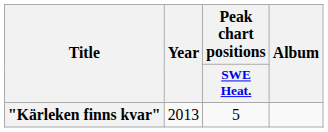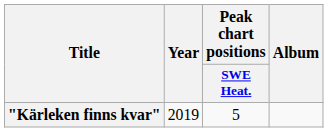(183, 114) 2013 -> (183, 114) 2019
